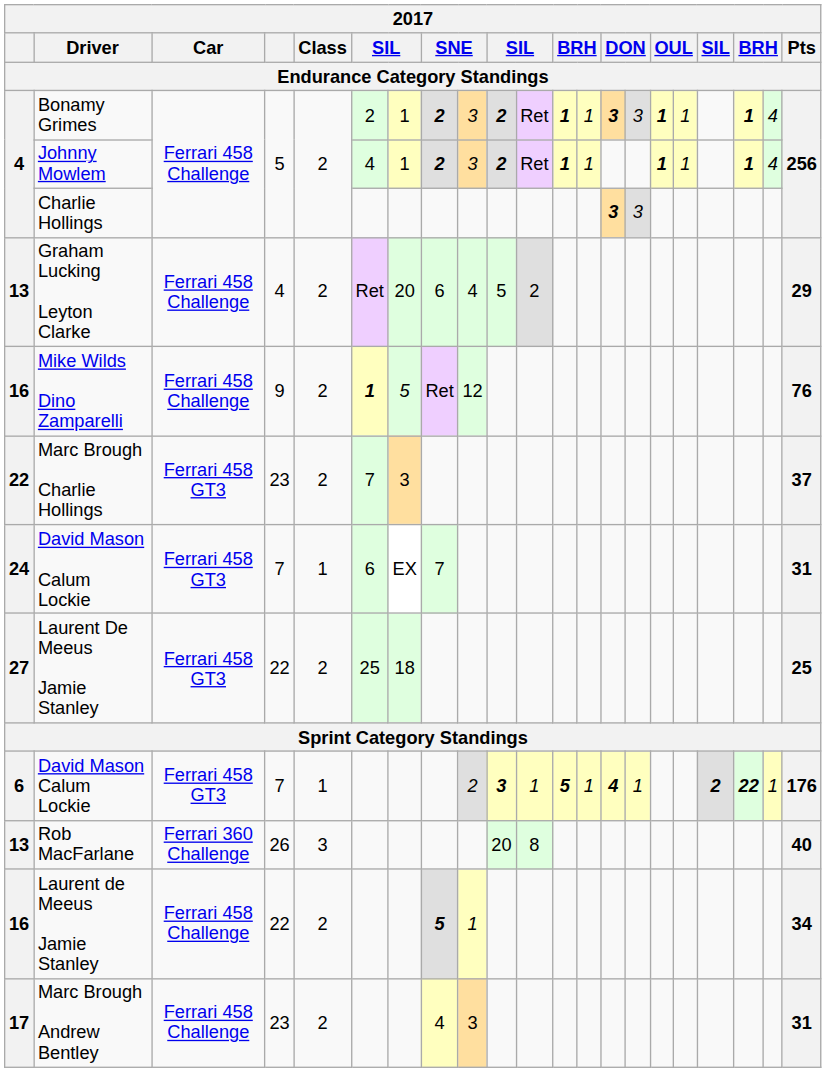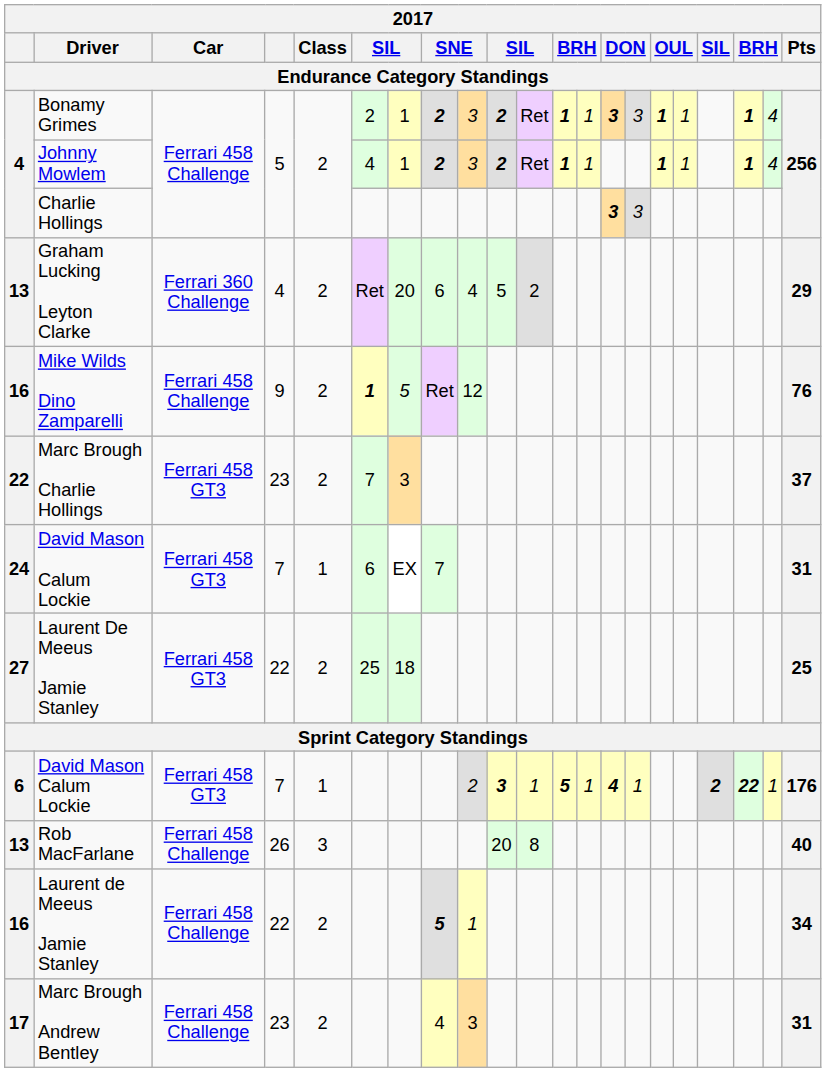(208, 291) Ferrari 458 Challenge -> (208, 291) Ferrari 360 Challenge
(208, 844) Ferrari 360 Challenge -> (208, 844) Ferrari 458 Challenge
